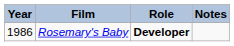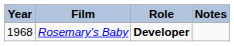(20, 32) 1986 -> (20, 32) 1968
